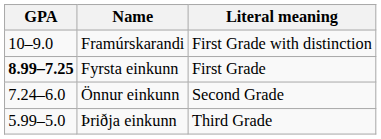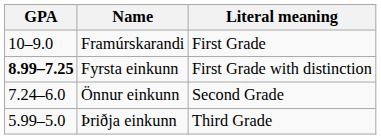(282, 43) First Grade with distinction -> (229, 43) First Grade
(229, 69) First Grade -> (282, 69) First Grade with distinction
